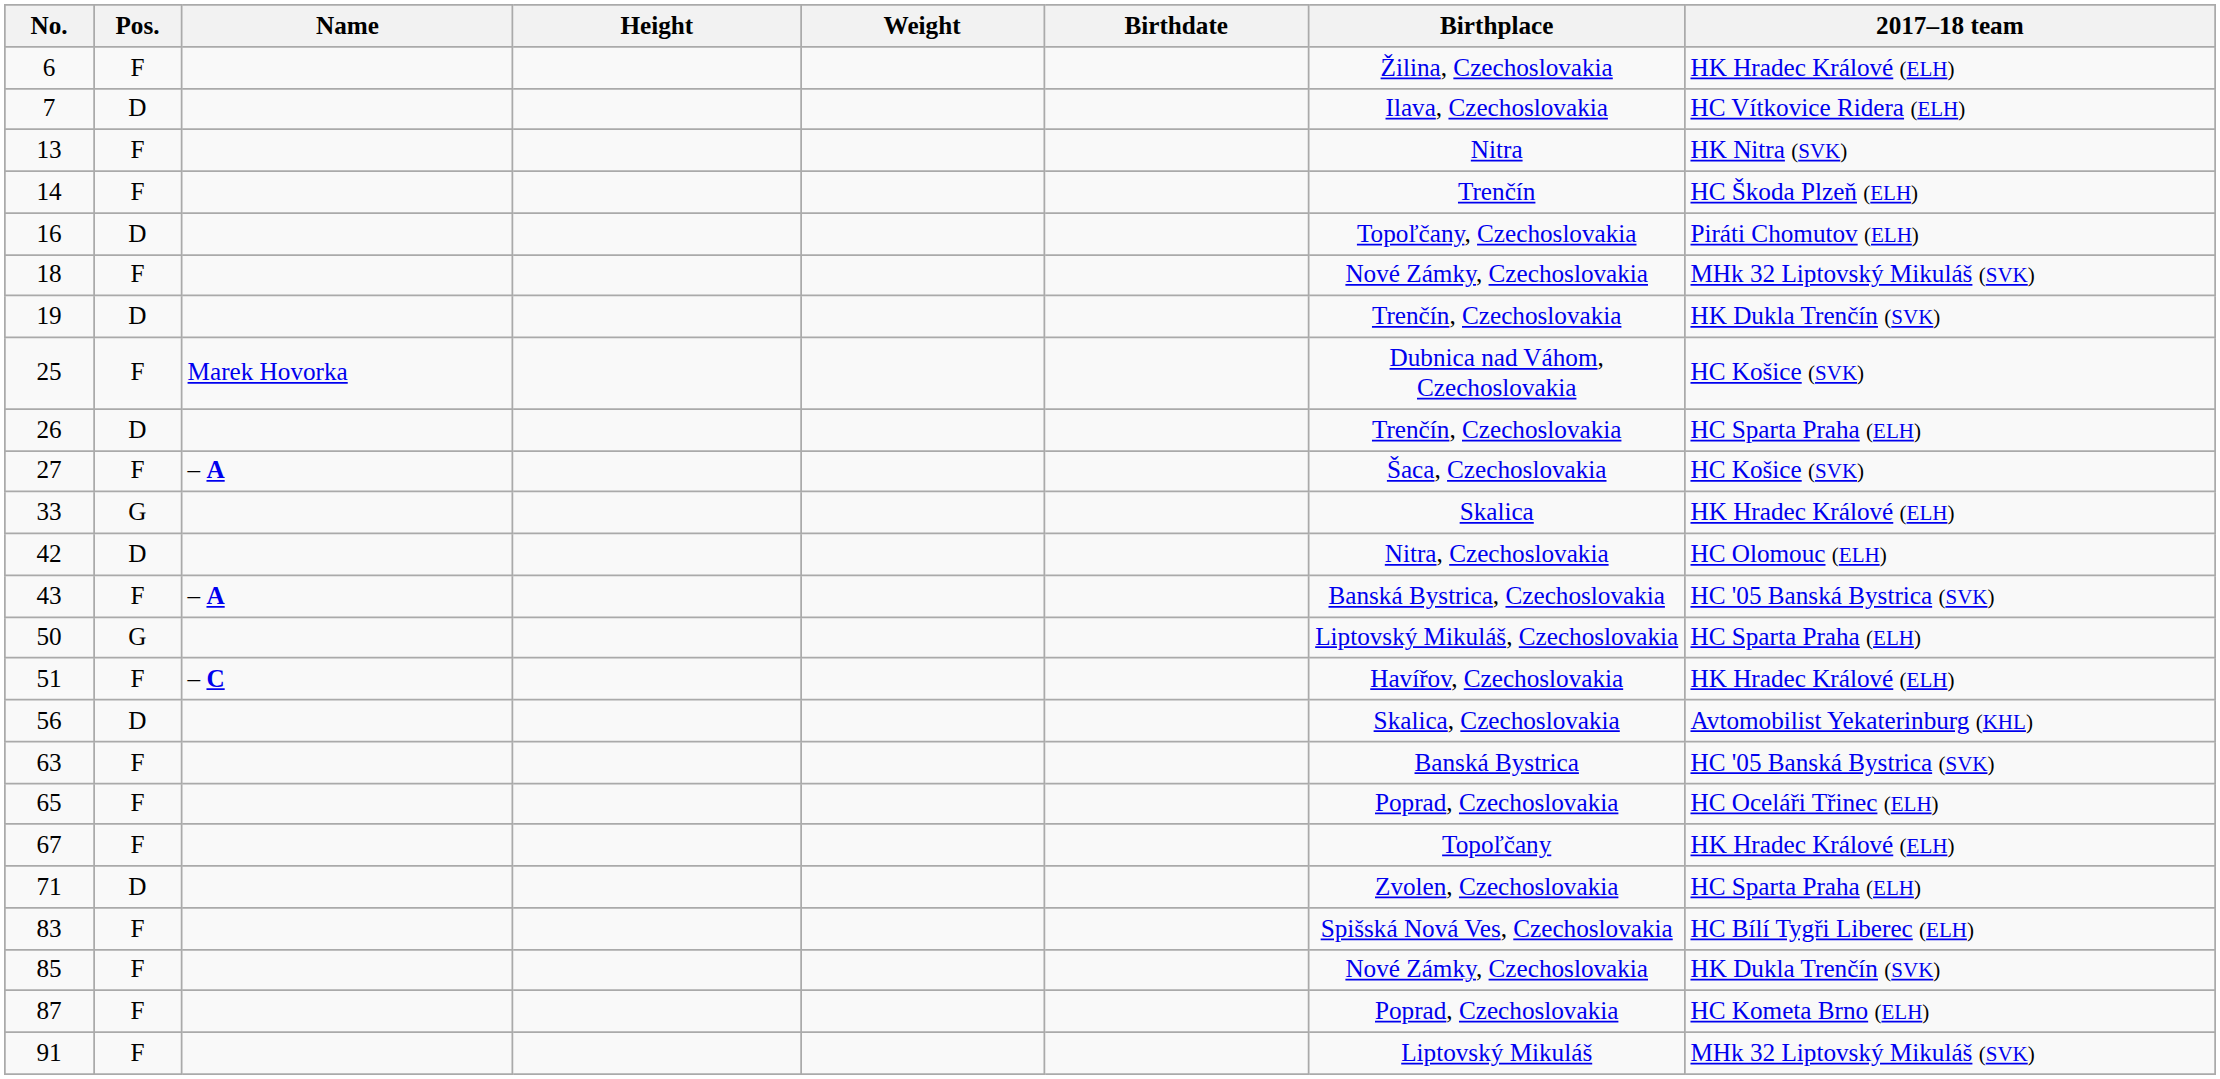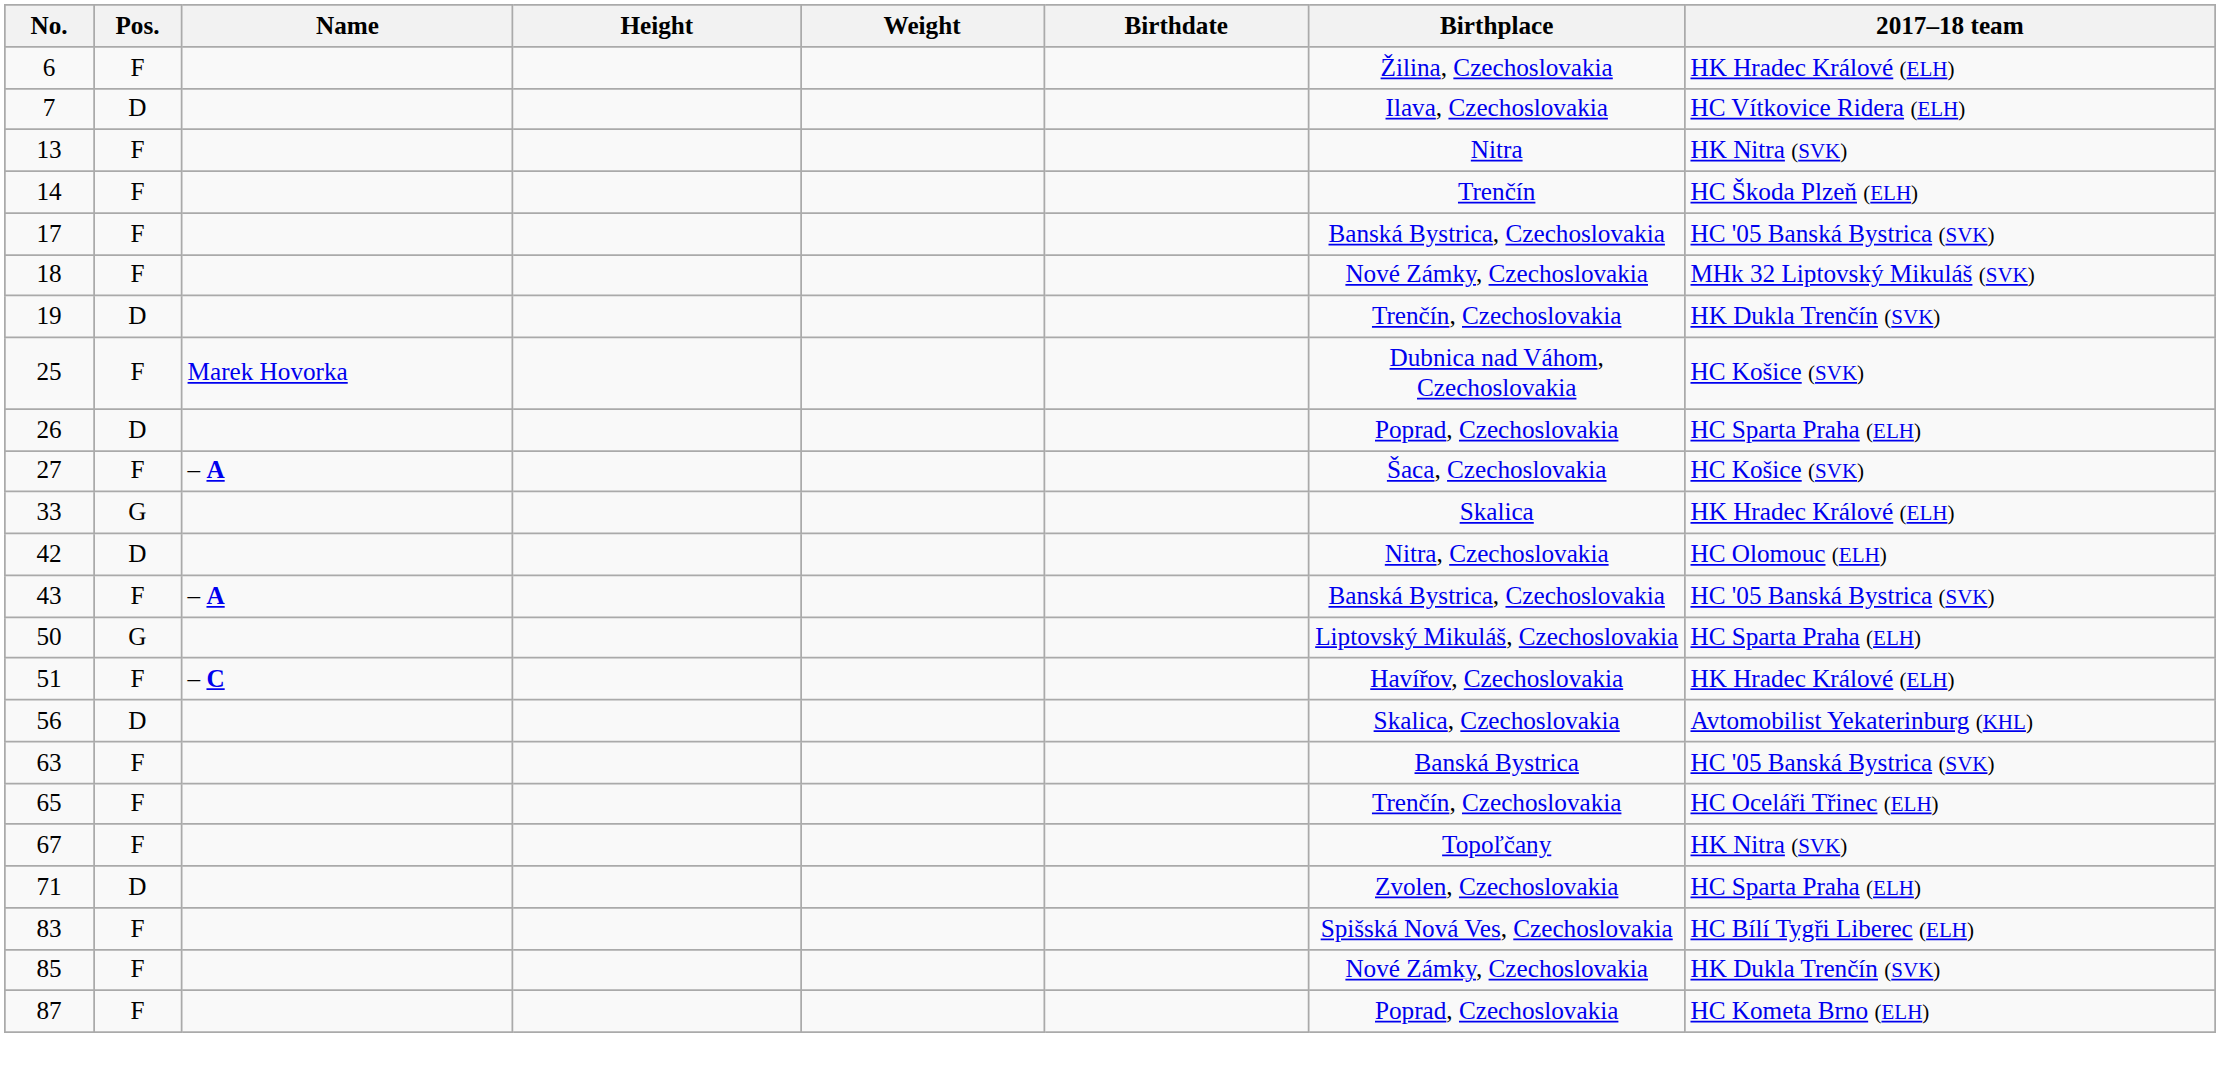- row: (49, 233)
+ row: (49, 233)
(1497, 429) Trenčín, Czechoslovakia -> (1497, 429) Poprad, Czechoslovakia
(1497, 803) Poprad, Czechoslovakia -> (1497, 803) Trenčín, Czechoslovakia
(1822, 845) HK Hradec Králové (ELH) -> (1769, 845) HK Nitra (SVK)
- row: (49, 1052)
